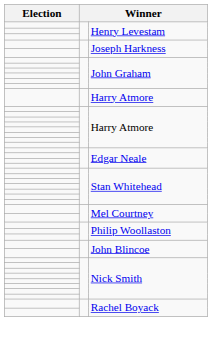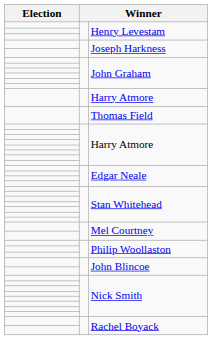+ row: (42, 115)
